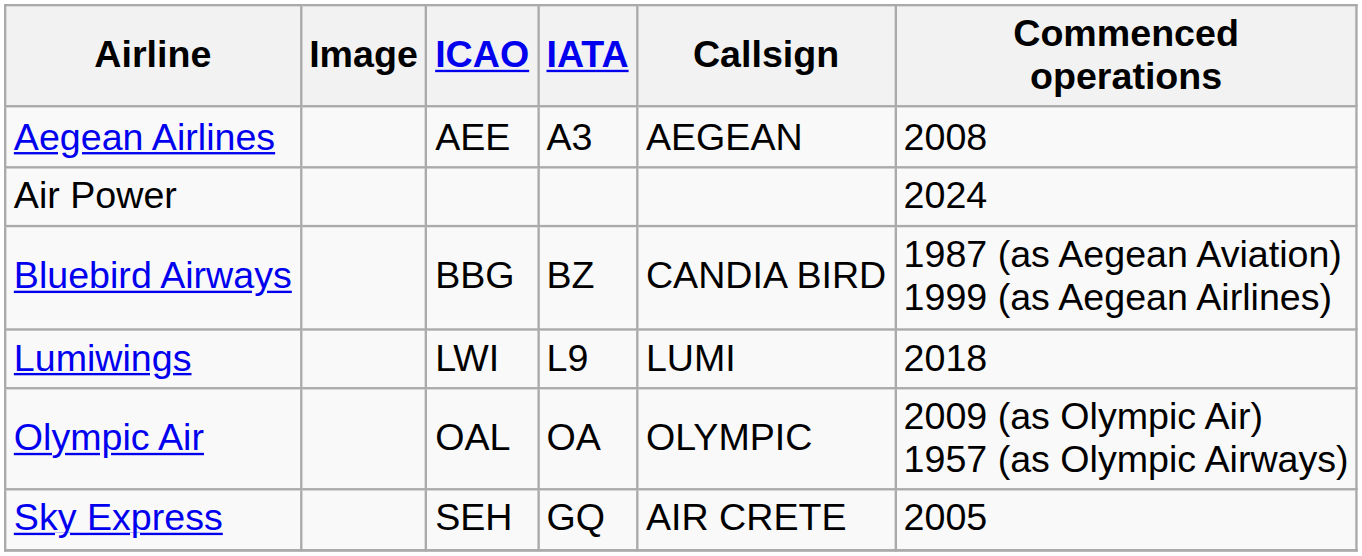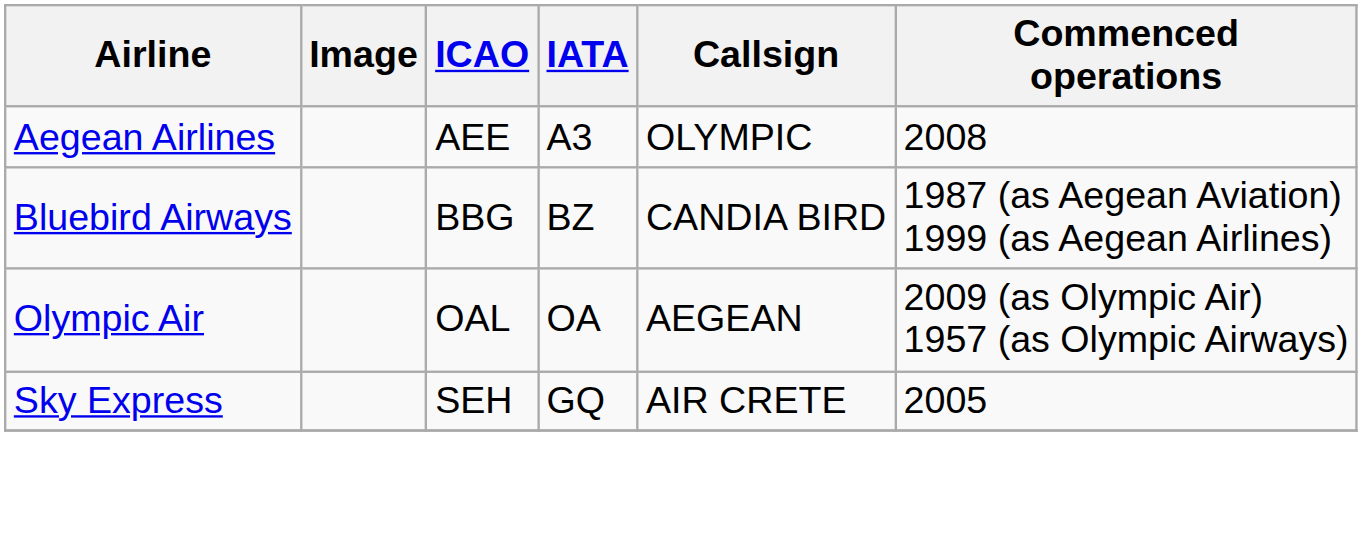(724, 136) AEGEAN -> (729, 136) OLYMPIC
- row: (95, 195)
- row: (103, 357)
(729, 438) OLYMPIC -> (724, 318) AEGEAN
